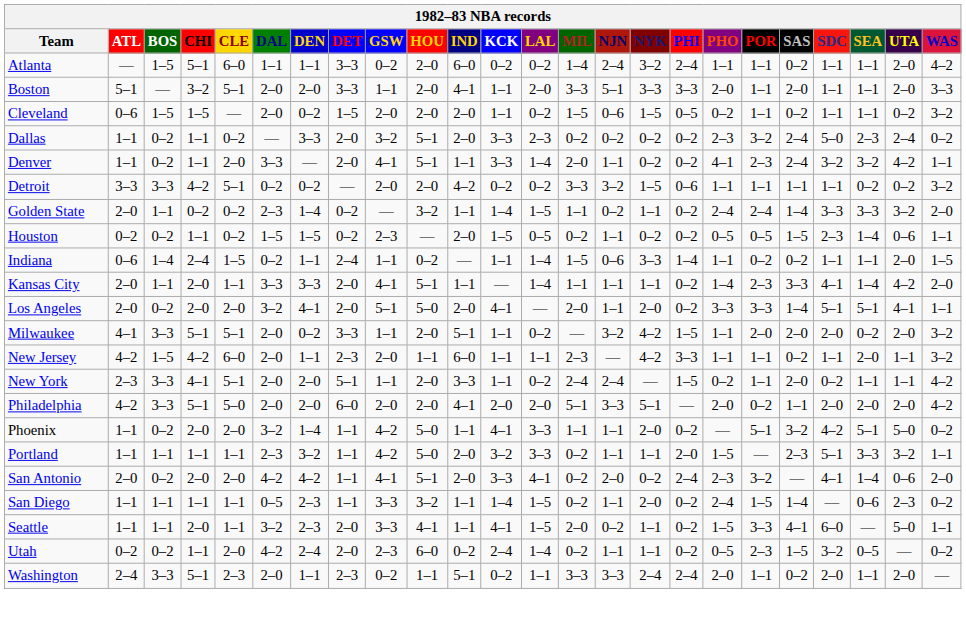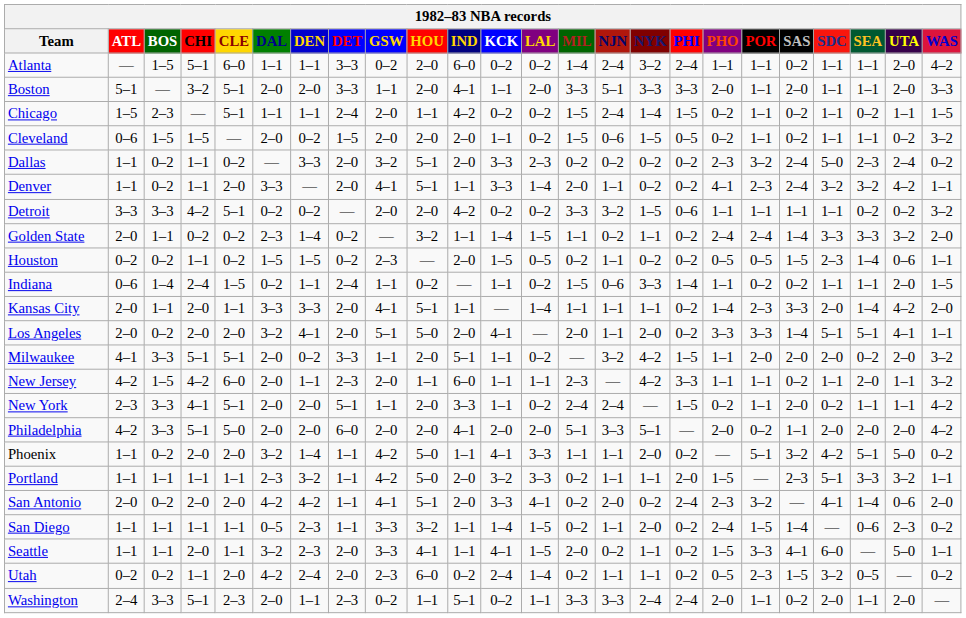+ row: (32, 114)
(540, 259) 1–4 -> (540, 284) 0–2
(832, 284) 4–1 -> (832, 308) 2–0
